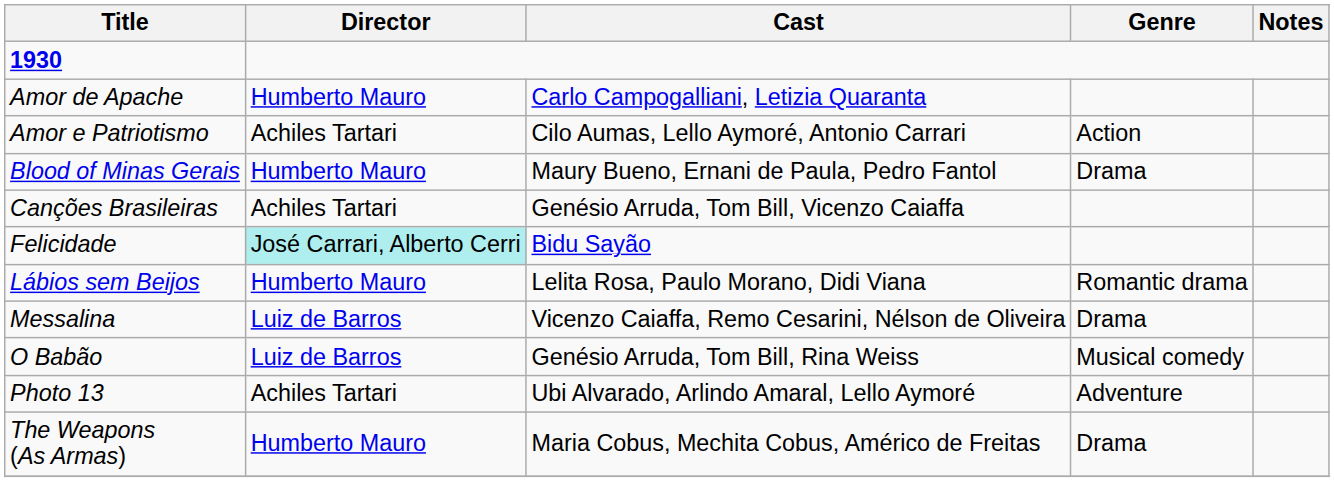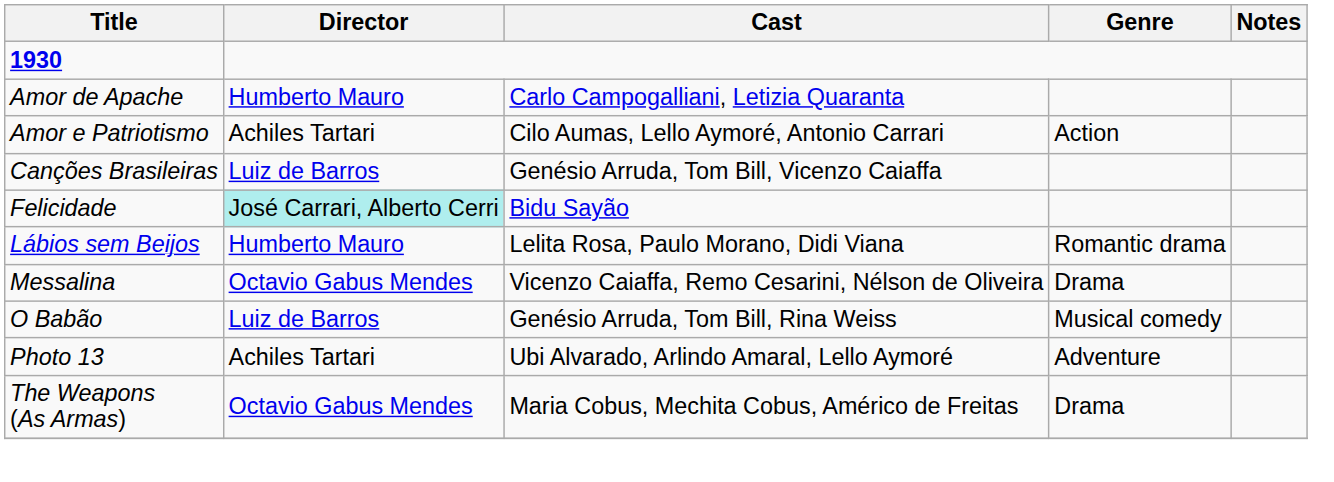- row: (125, 171)
(324, 208) Achiles Tartari -> (304, 171) Luiz de Barros
(326, 319) Luiz de Barros -> (351, 282) Octavio Gabus Mendes
(338, 443) Humberto Mauro -> (351, 406) Octavio Gabus Mendes
